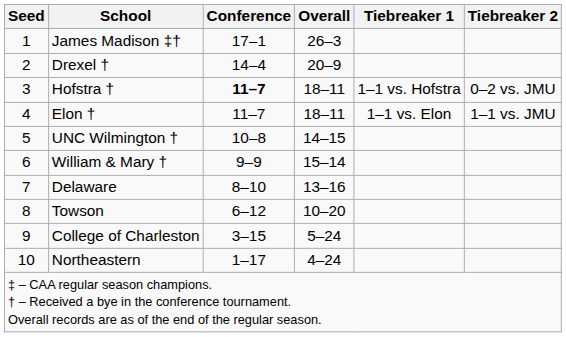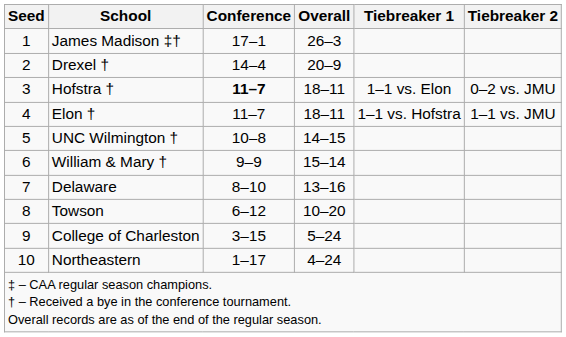(409, 89) 1–1 vs. Hofstra -> (409, 89) 1–1 vs. Elon
(409, 114) 1–1 vs. Elon -> (409, 114) 1–1 vs. Hofstra
